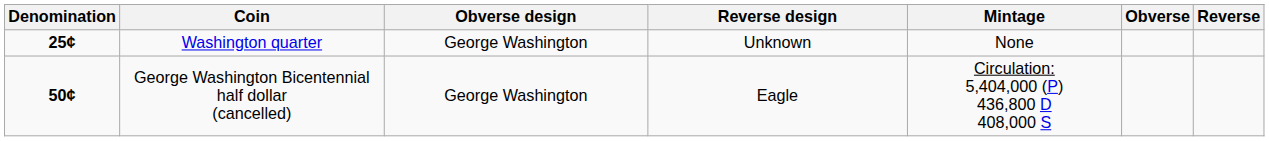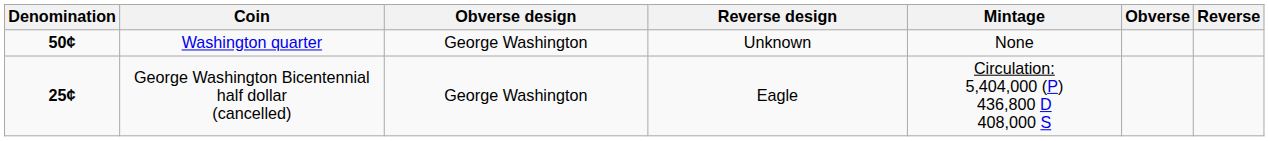(62, 42) 25¢ -> (62, 42) 50¢
(62, 95) 50¢ -> (62, 95) 25¢
